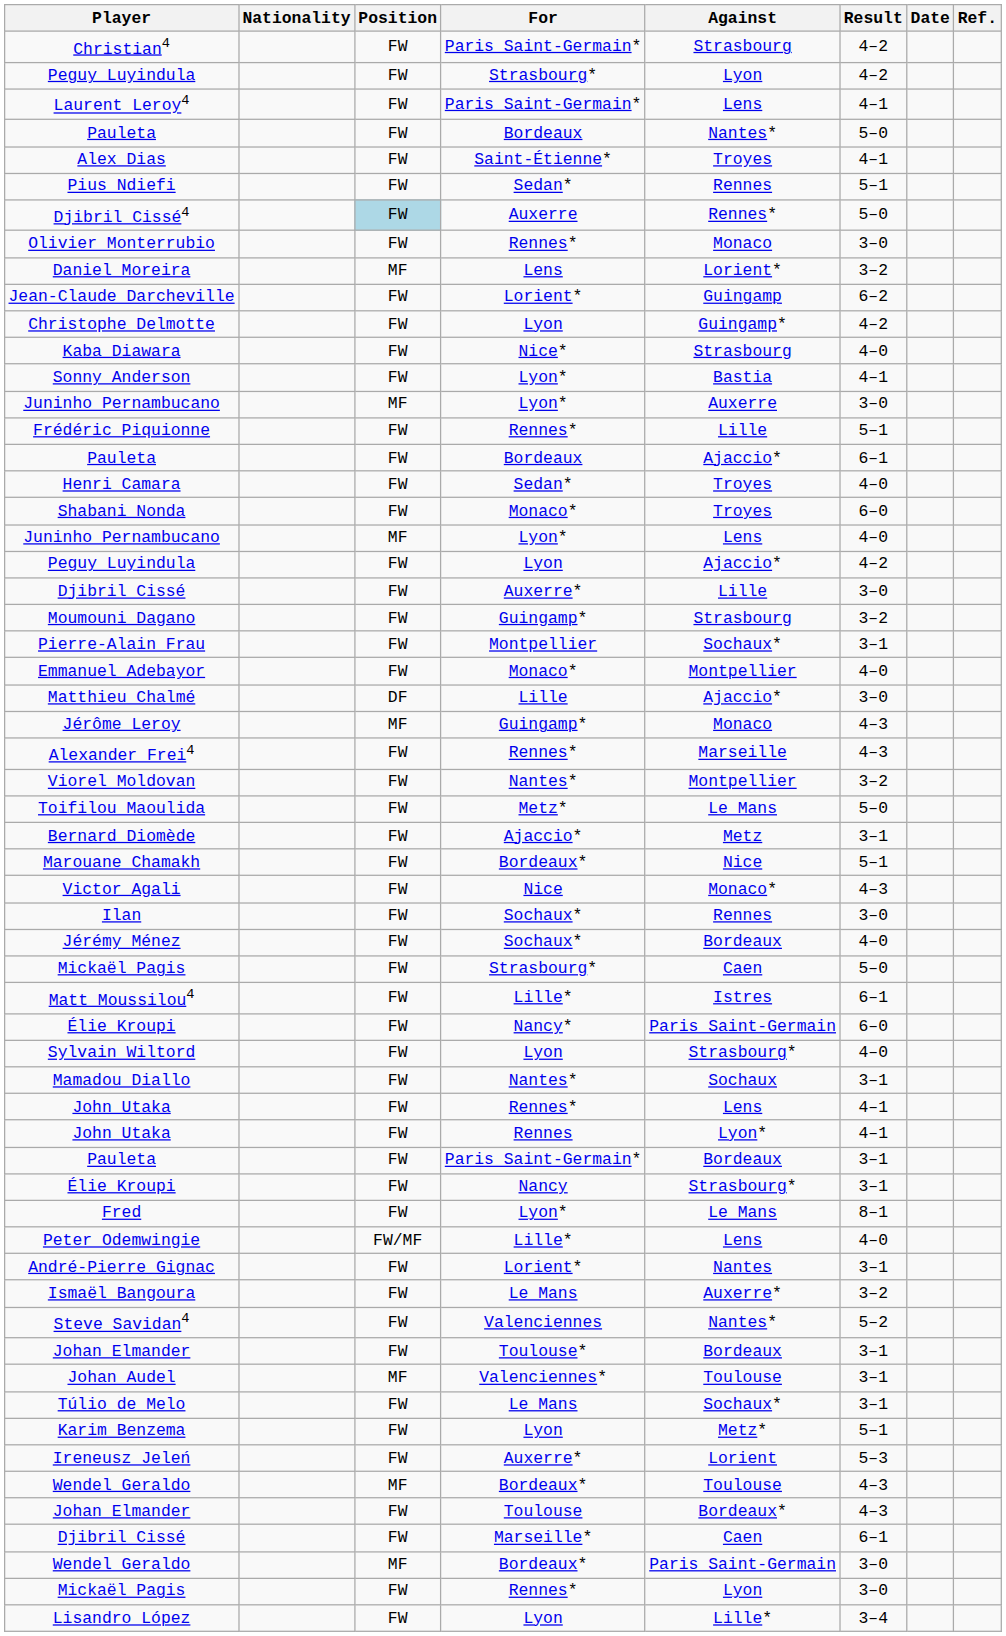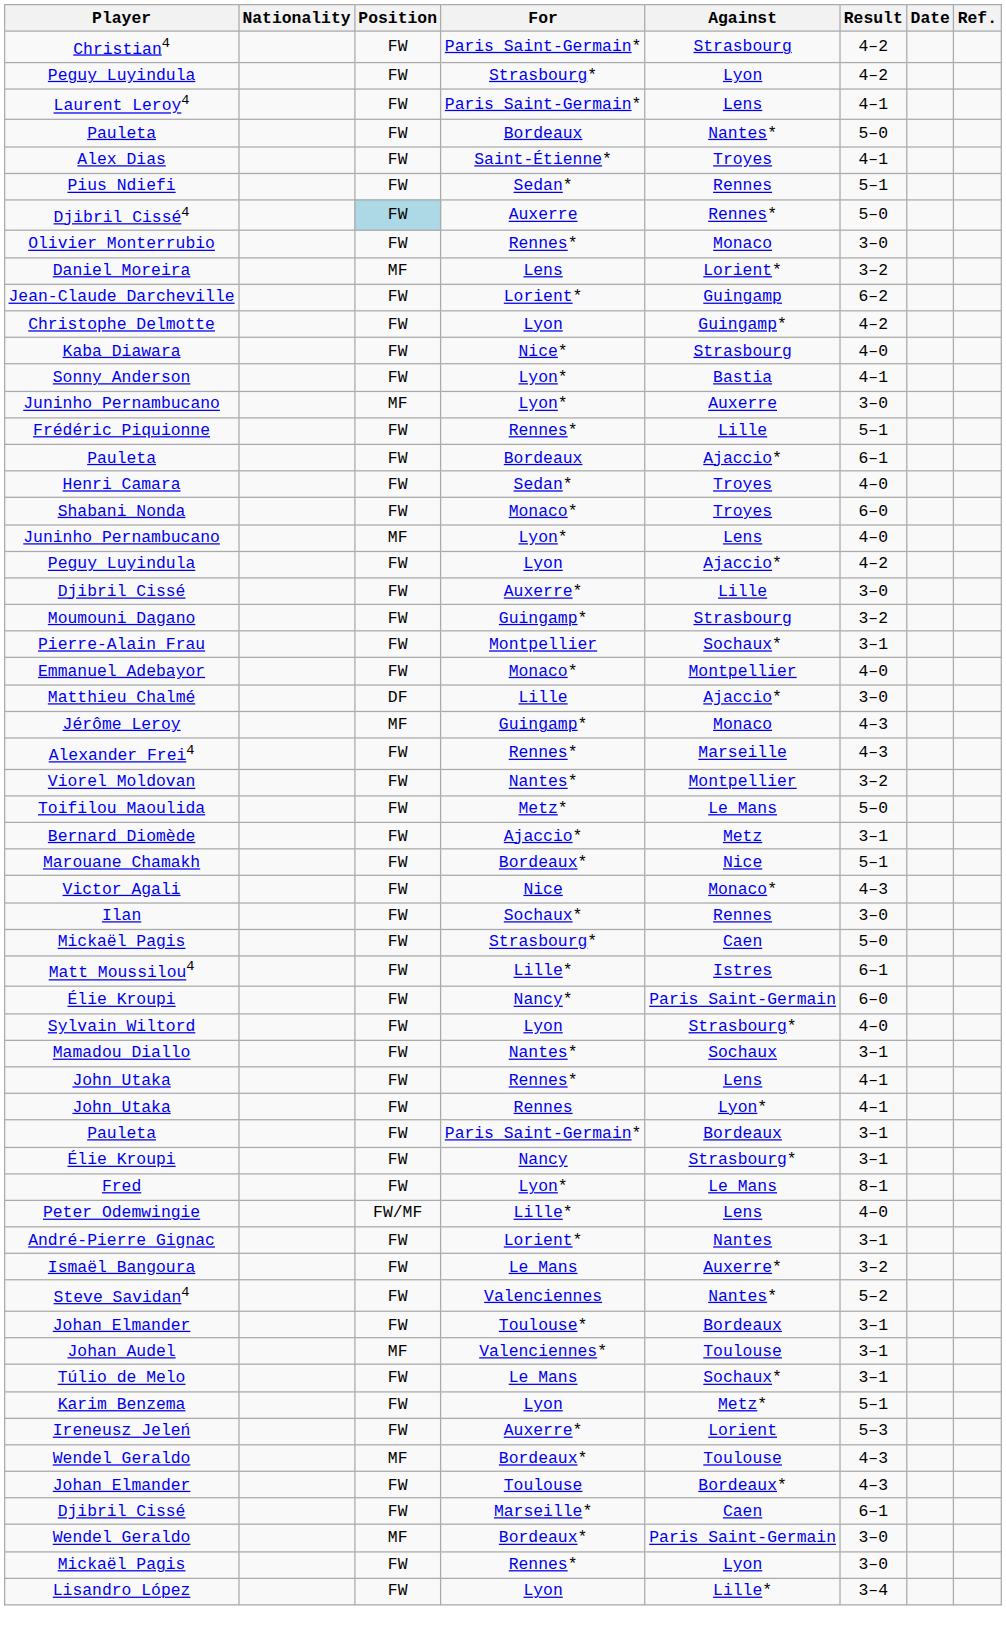- row: (122, 942)
